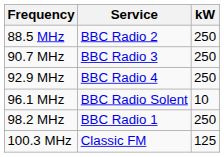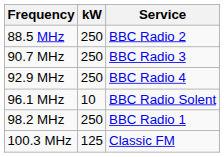columns swapped: (205, 15) <-> (134, 15)
